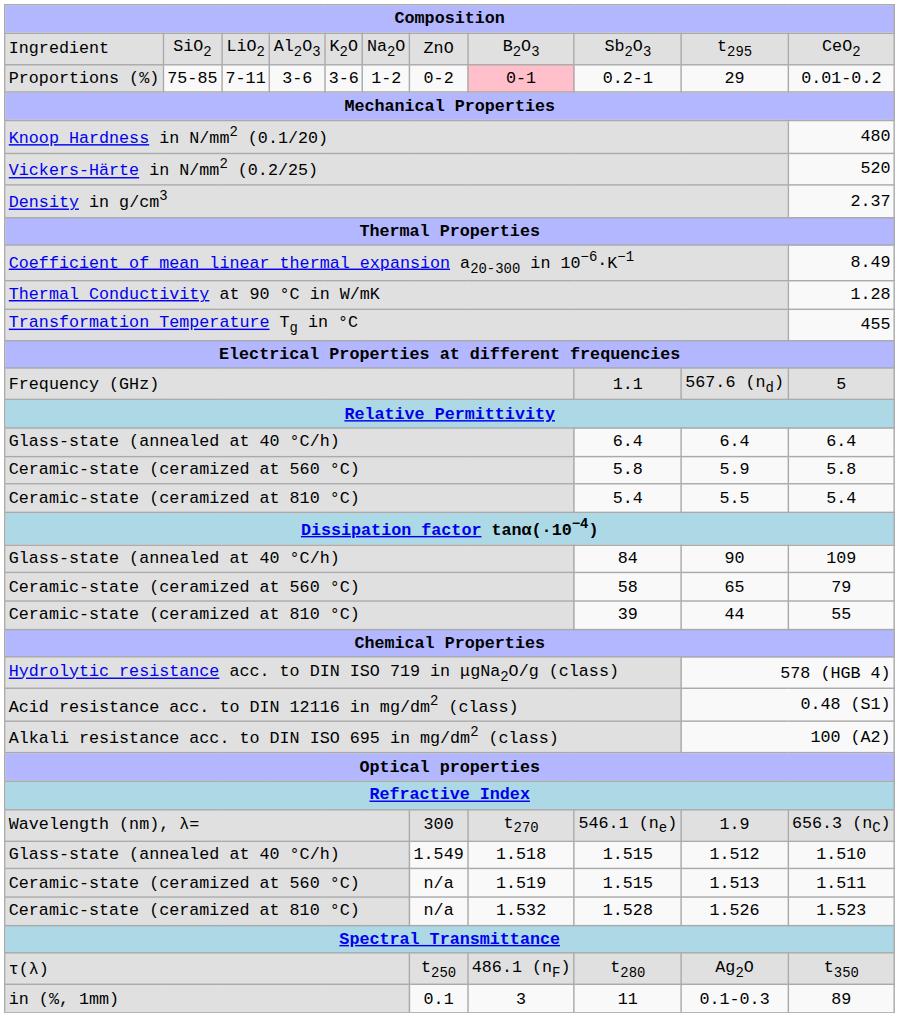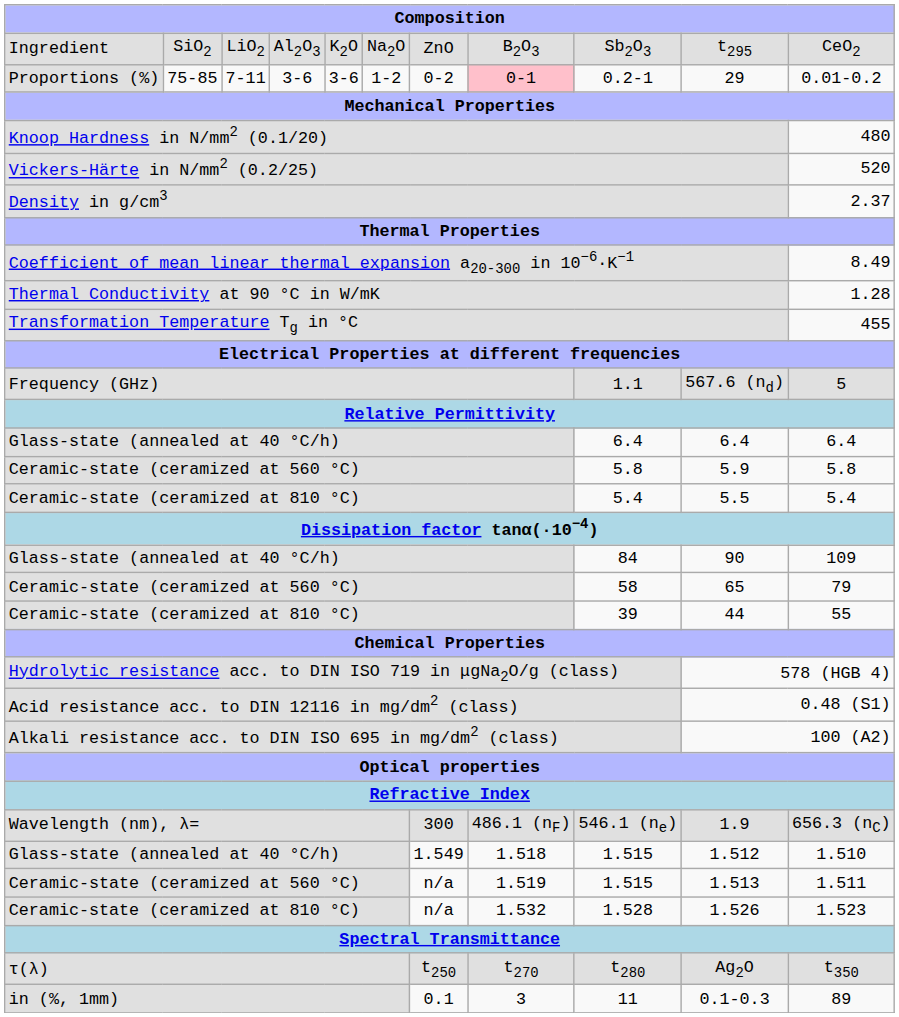(521, 825) t270 -> (521, 825) 486.1 (nF)
(521, 969) 486.1 (nF) -> (521, 969) t270
